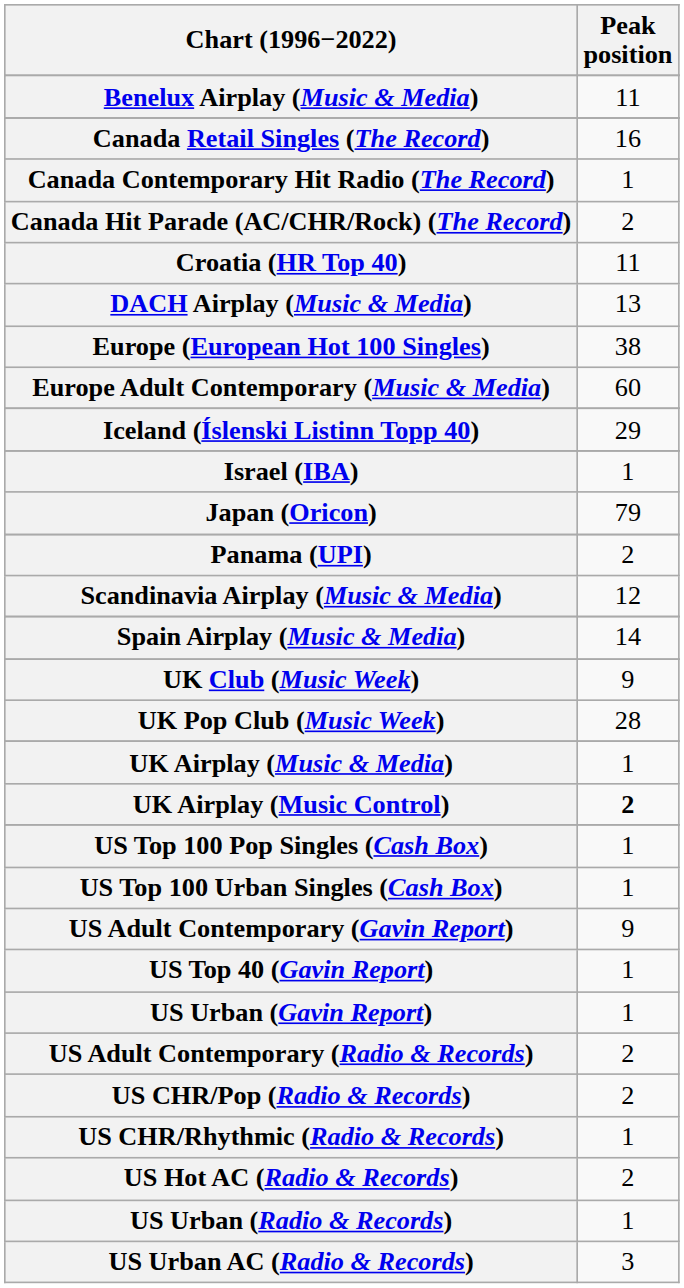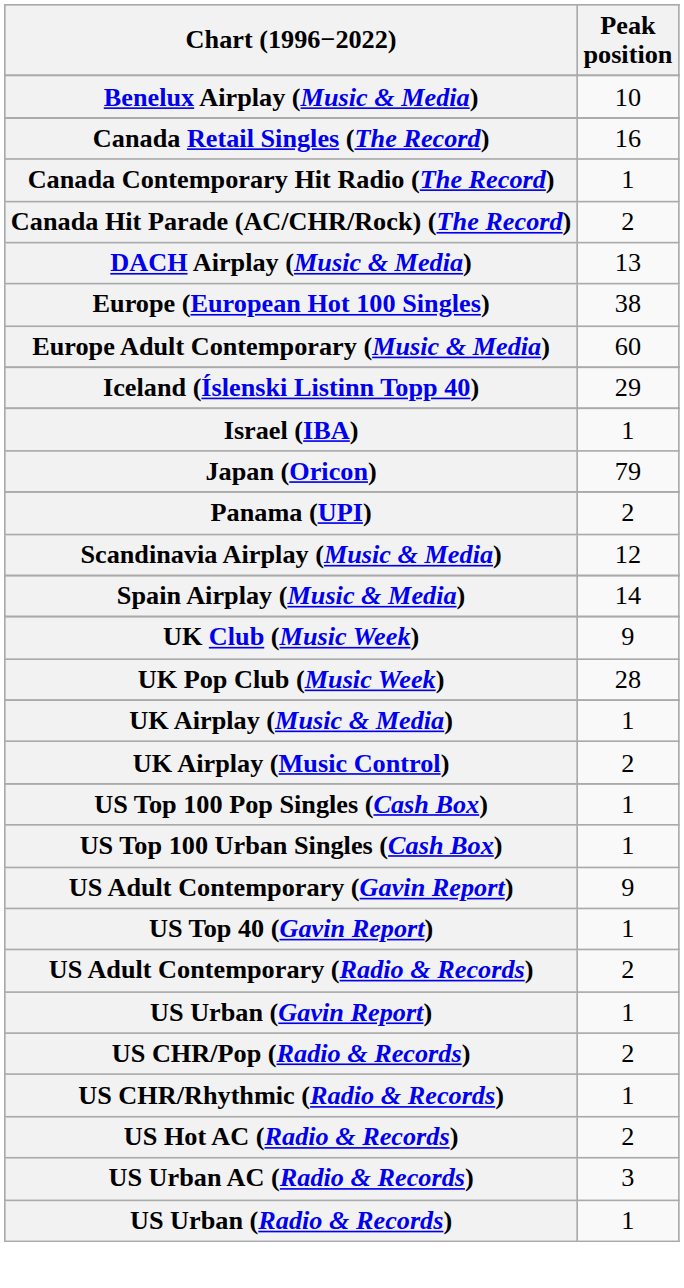(628, 96) 11 -> (628, 96) 10
- row: (291, 262)
(628, 803) bold -> (628, 762) normal
rows swapped: (291, 1011) <-> (291, 1053)
rows swapped: (291, 1220) <-> (291, 1261)
